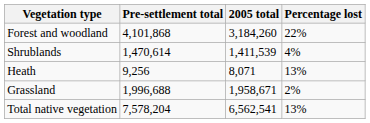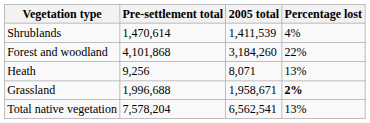rows swapped: (57, 33) <-> (34, 52)
(293, 90) normal -> (294, 90) bold
